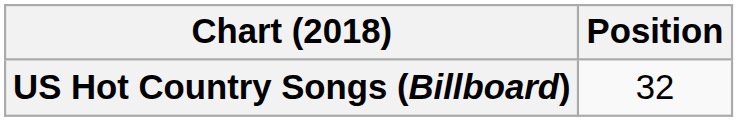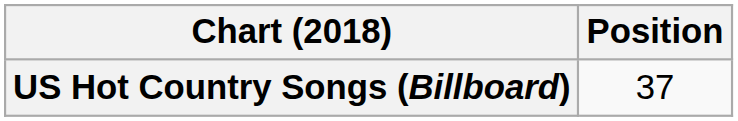(655, 87) 32 -> (655, 87) 37
